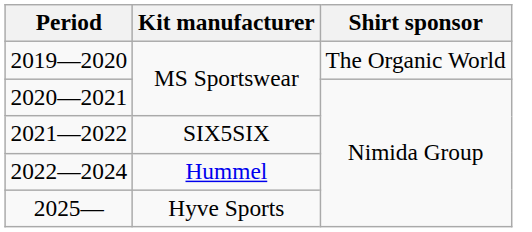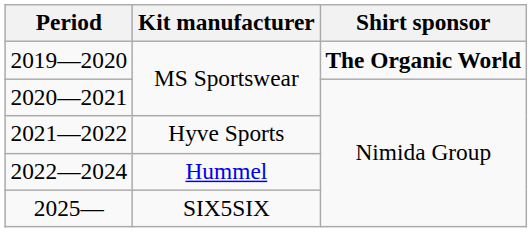(416, 60) normal -> (423, 60) bold
(226, 134) SIX5SIX -> (226, 134) Hyve Sports
(226, 208) Hyve Sports -> (226, 208) SIX5SIX
